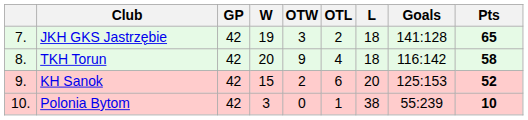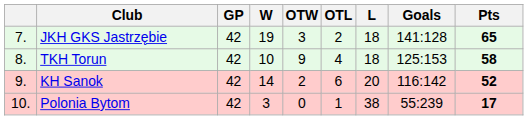(266, 59) 20 -> (266, 59) 10
(422, 59) 116:142 -> (422, 59) 125:153
(266, 81) 15 -> (266, 81) 14
(422, 81) 125:153 -> (422, 81) 116:142
(489, 103) 10 -> (489, 103) 17
